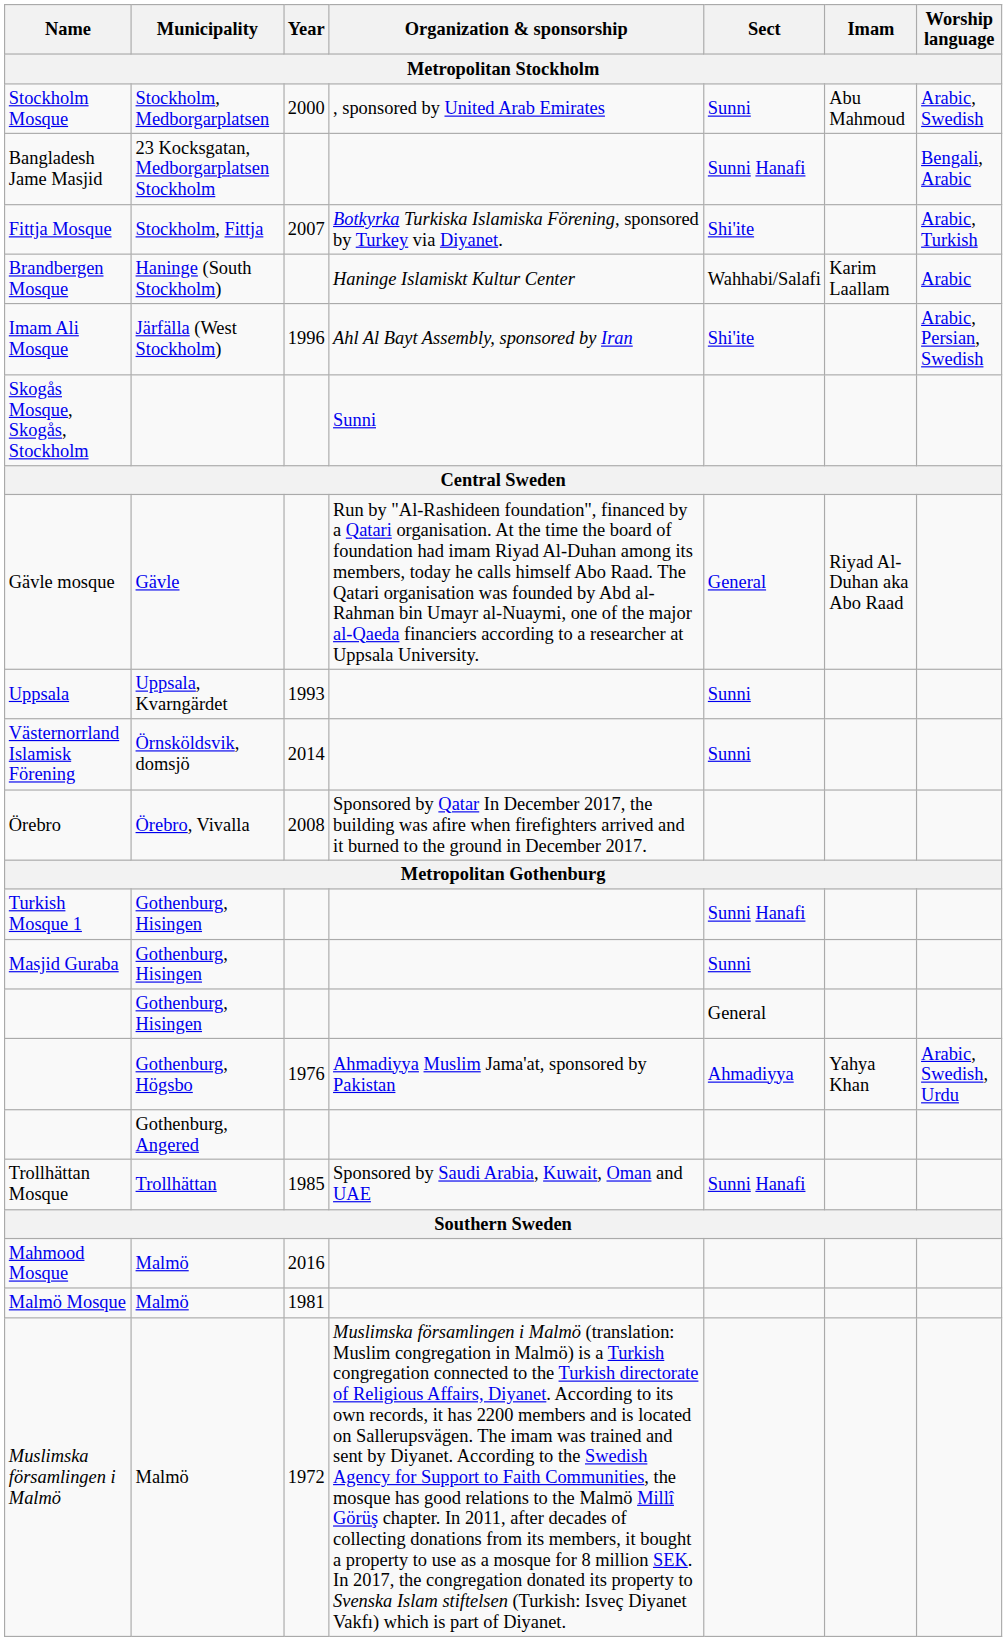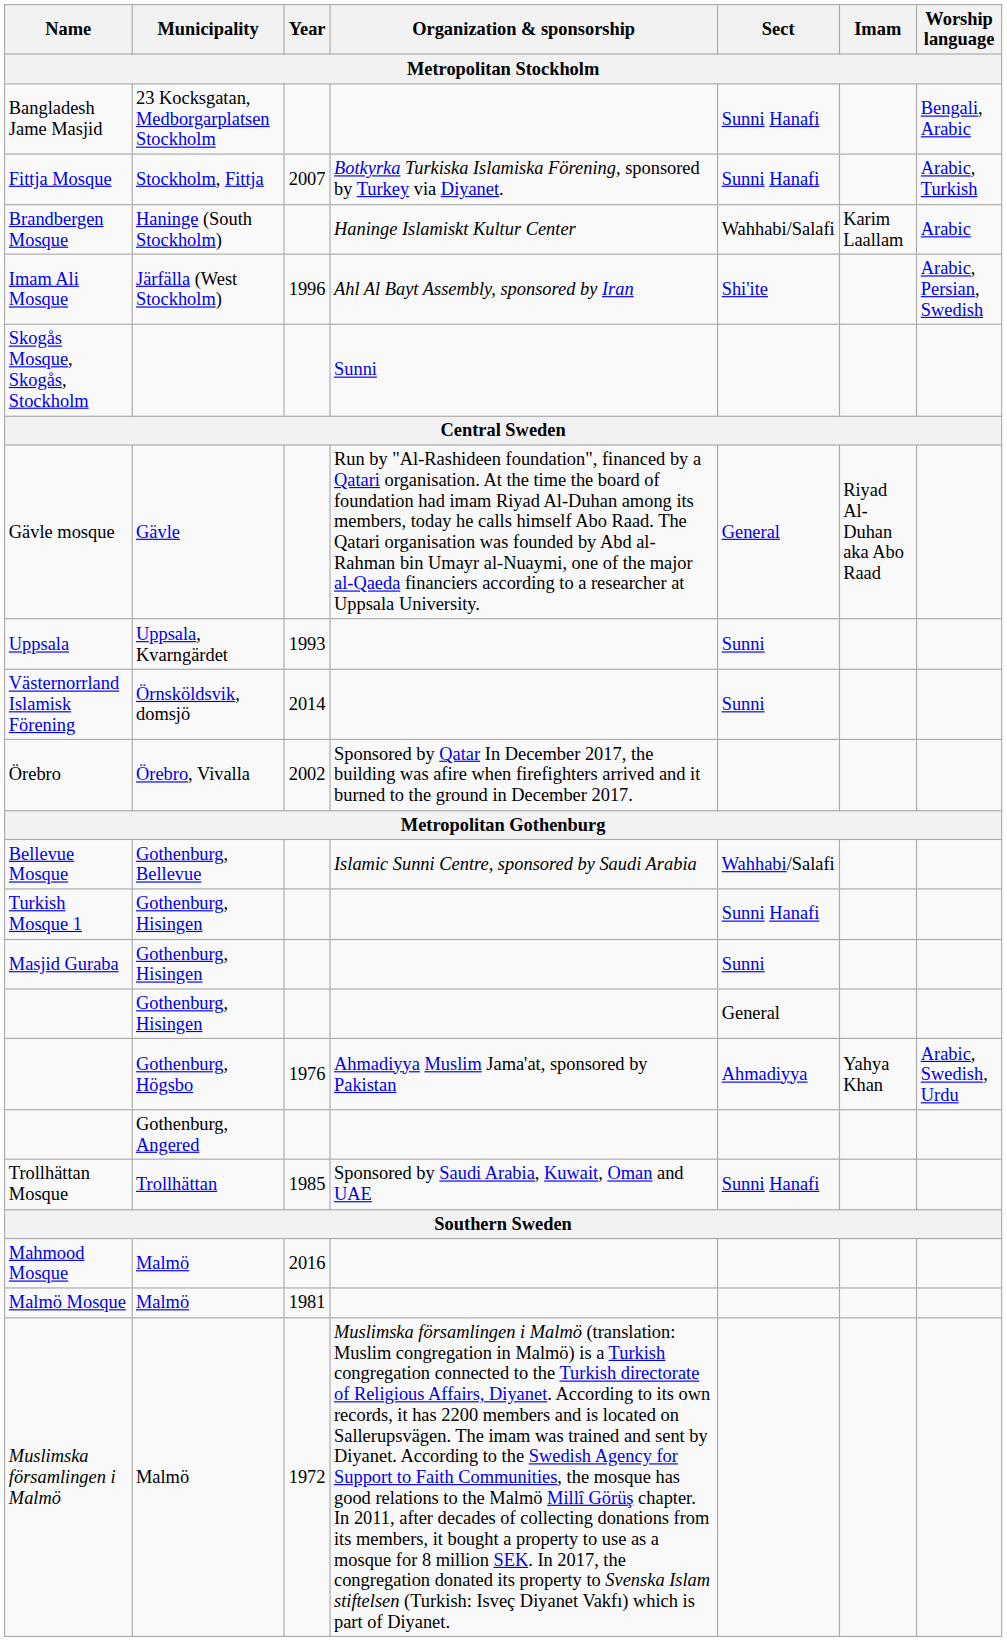- row: (49, 108)
(731, 228) Shi'ite -> (770, 179) Sunni Hanafi
(306, 824) 2008 -> (307, 774) 2002
+ row: (42, 864)
